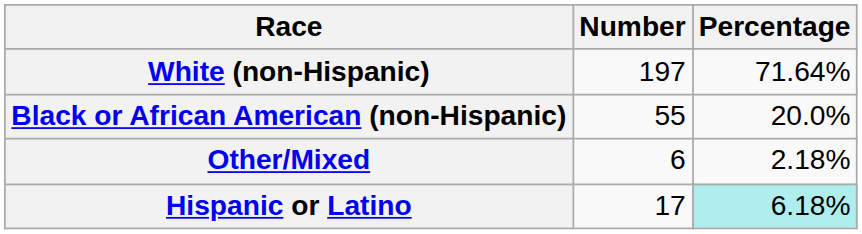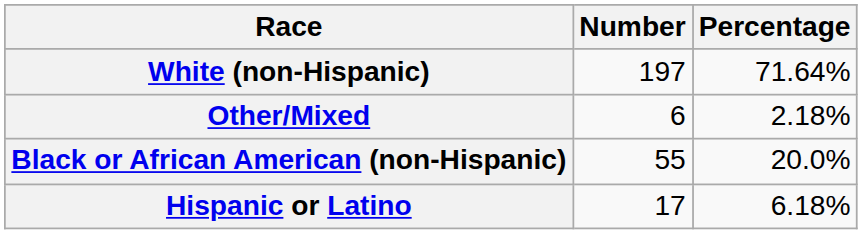rows swapped: (289, 116) <-> (289, 160)
(811, 205) paleturquoise background -> (811, 205) no background
